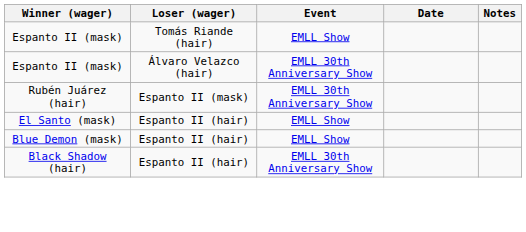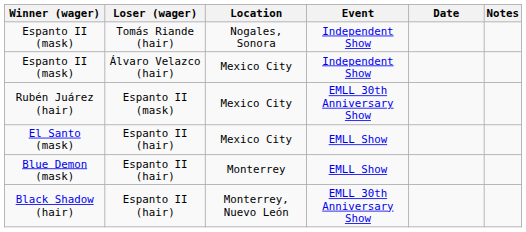+ column: (256, 13)
(320, 37) EMLL Show -> (358, 37) Independent Show
(320, 67) EMLL 30th Anniversary Show -> (358, 67) Independent Show
